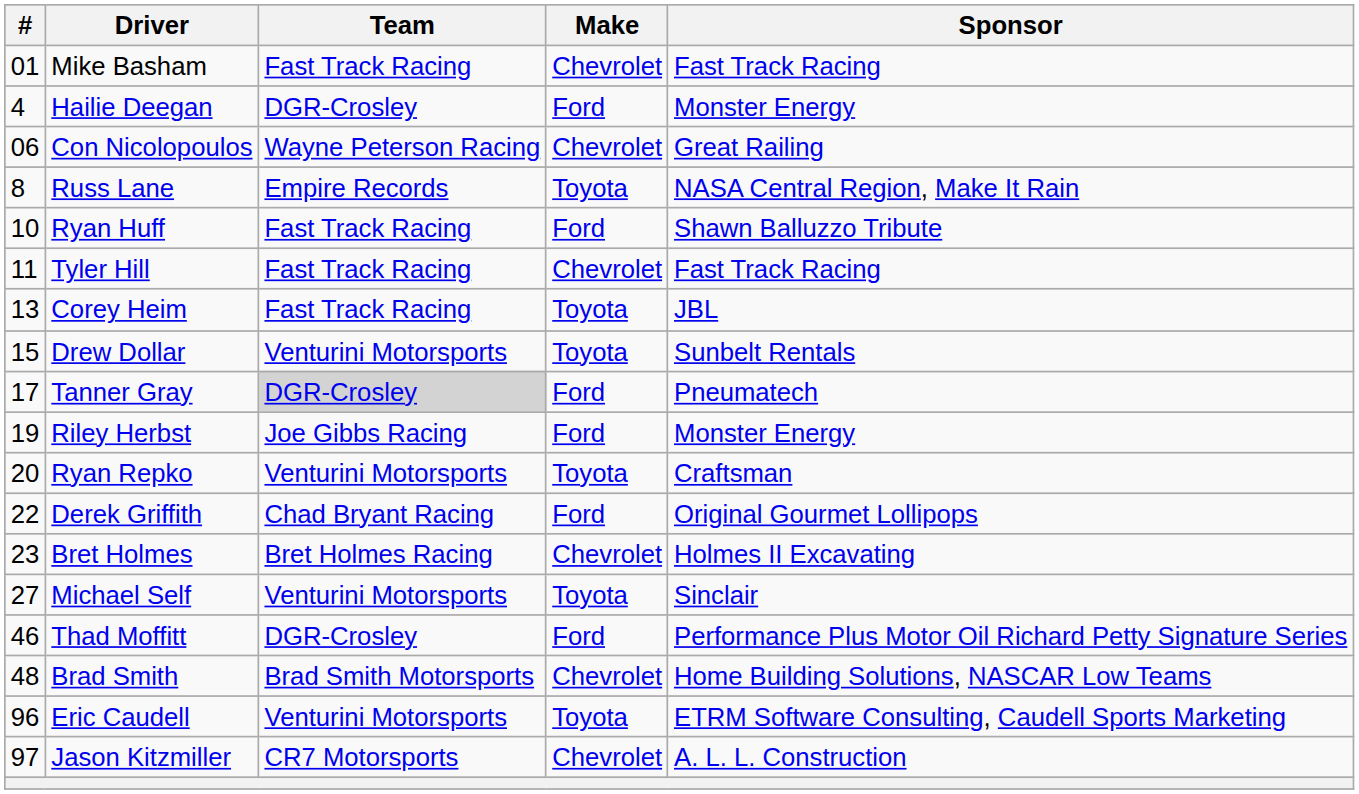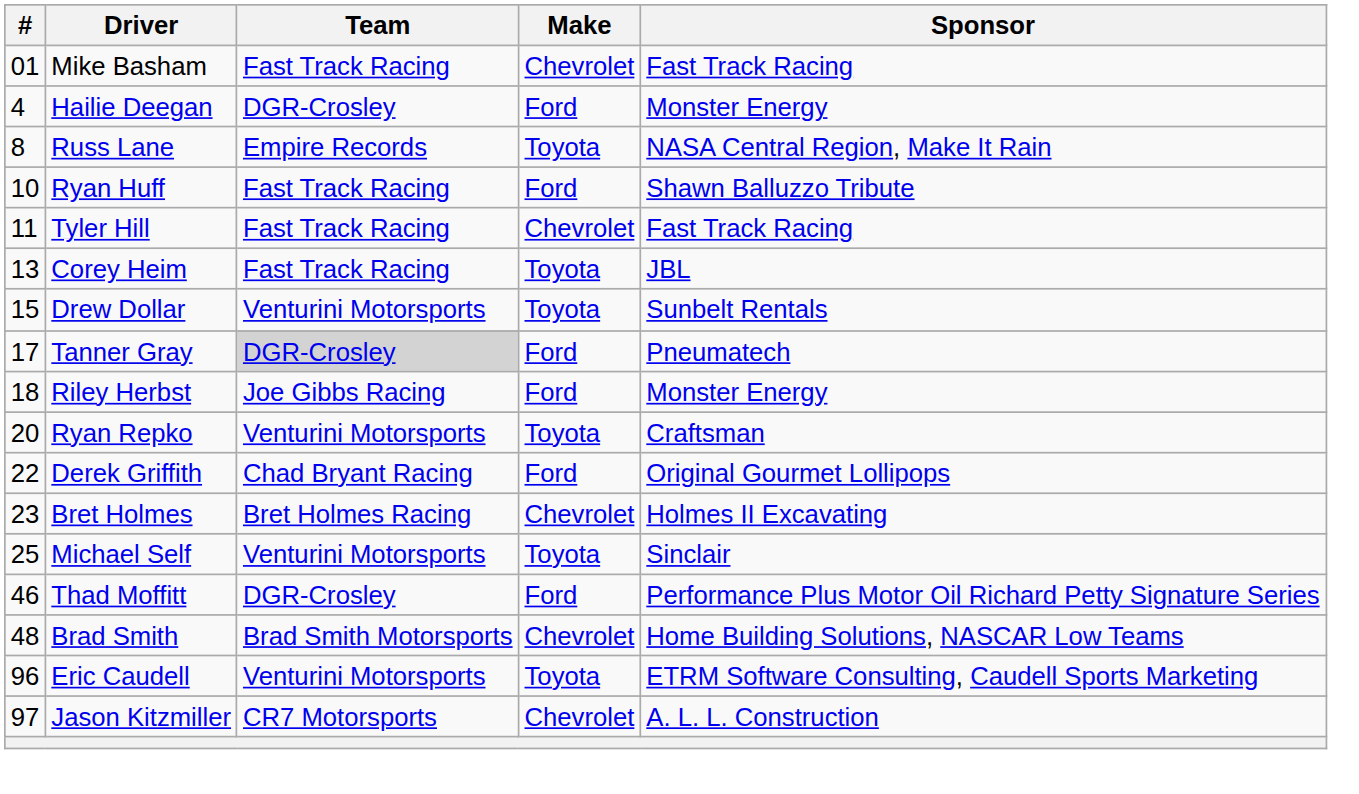- row: (152, 147)
(25, 432) 19 -> (25, 391) 18
(25, 595) 27 -> (25, 554) 25
